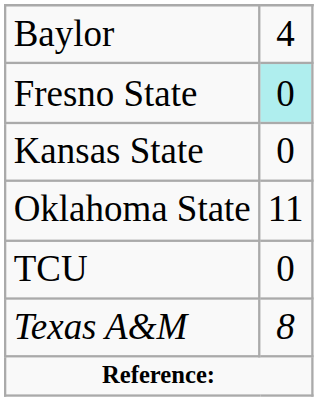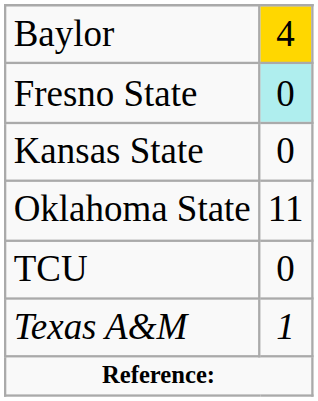(286, 33) no background -> (286, 33) gold background
(286, 326) 8 -> (286, 326) 1
